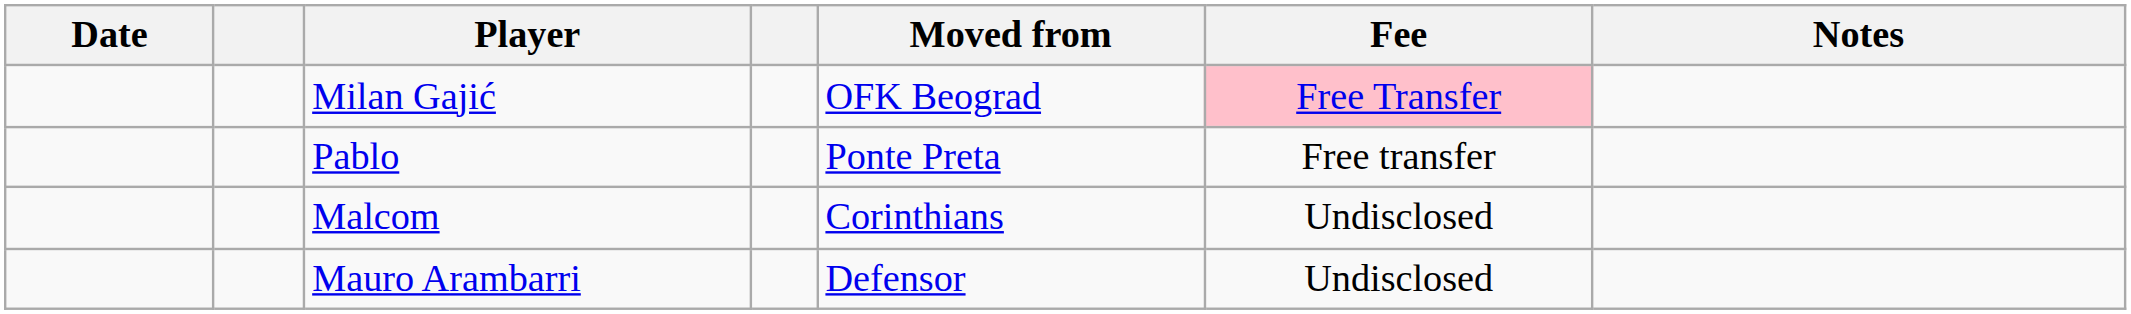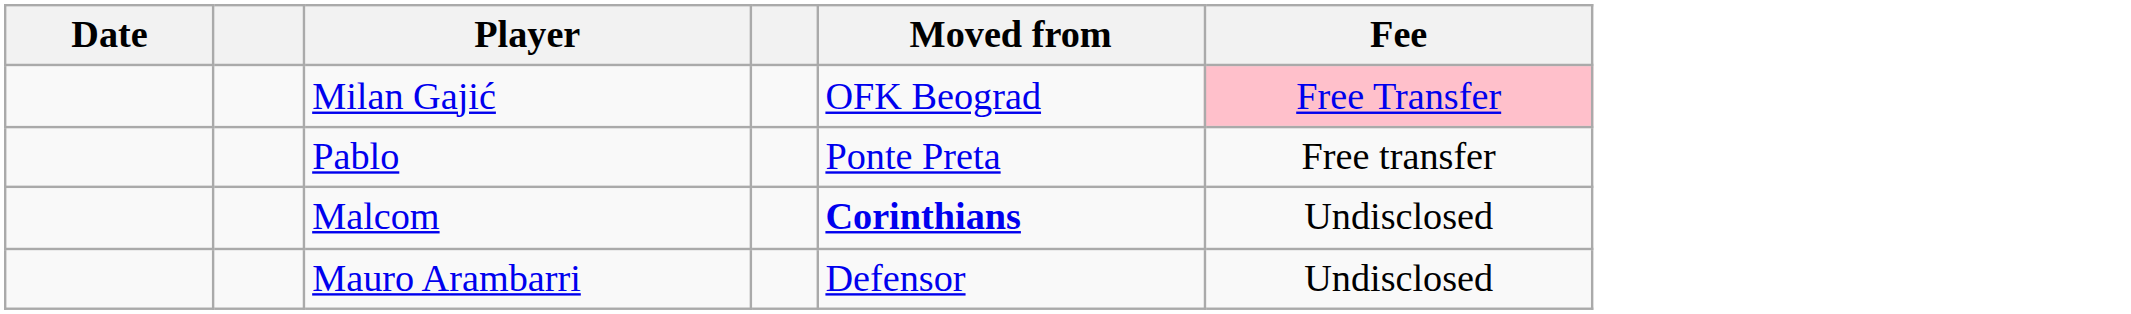- column: (1858, 34)
(915, 216) normal -> (923, 216) bold
